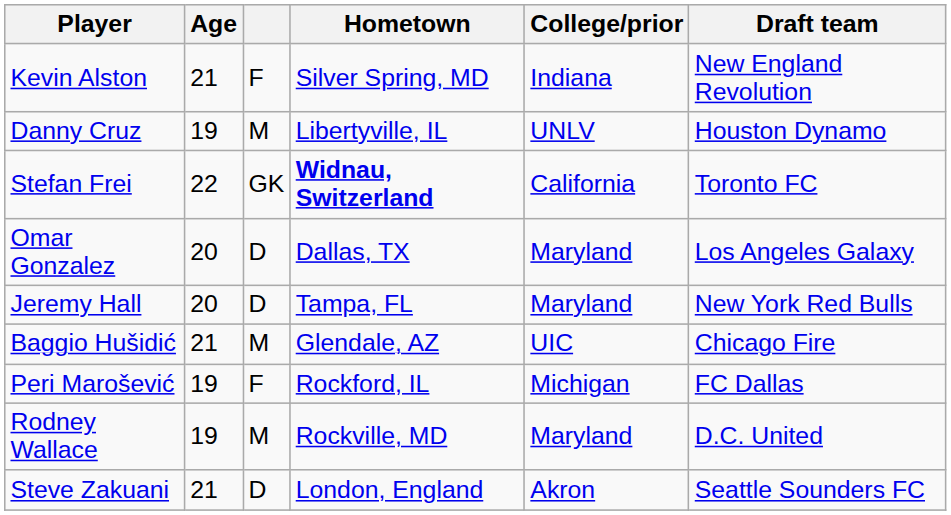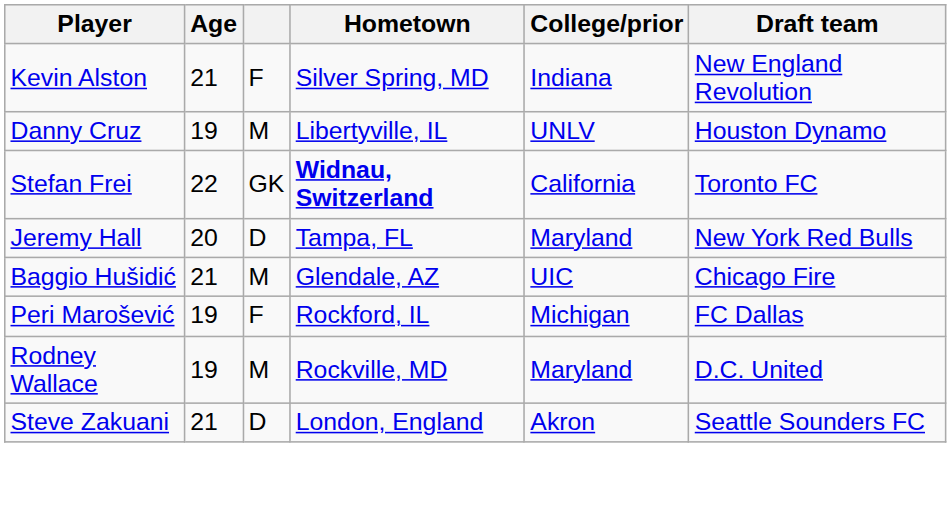- row: (63, 251)
